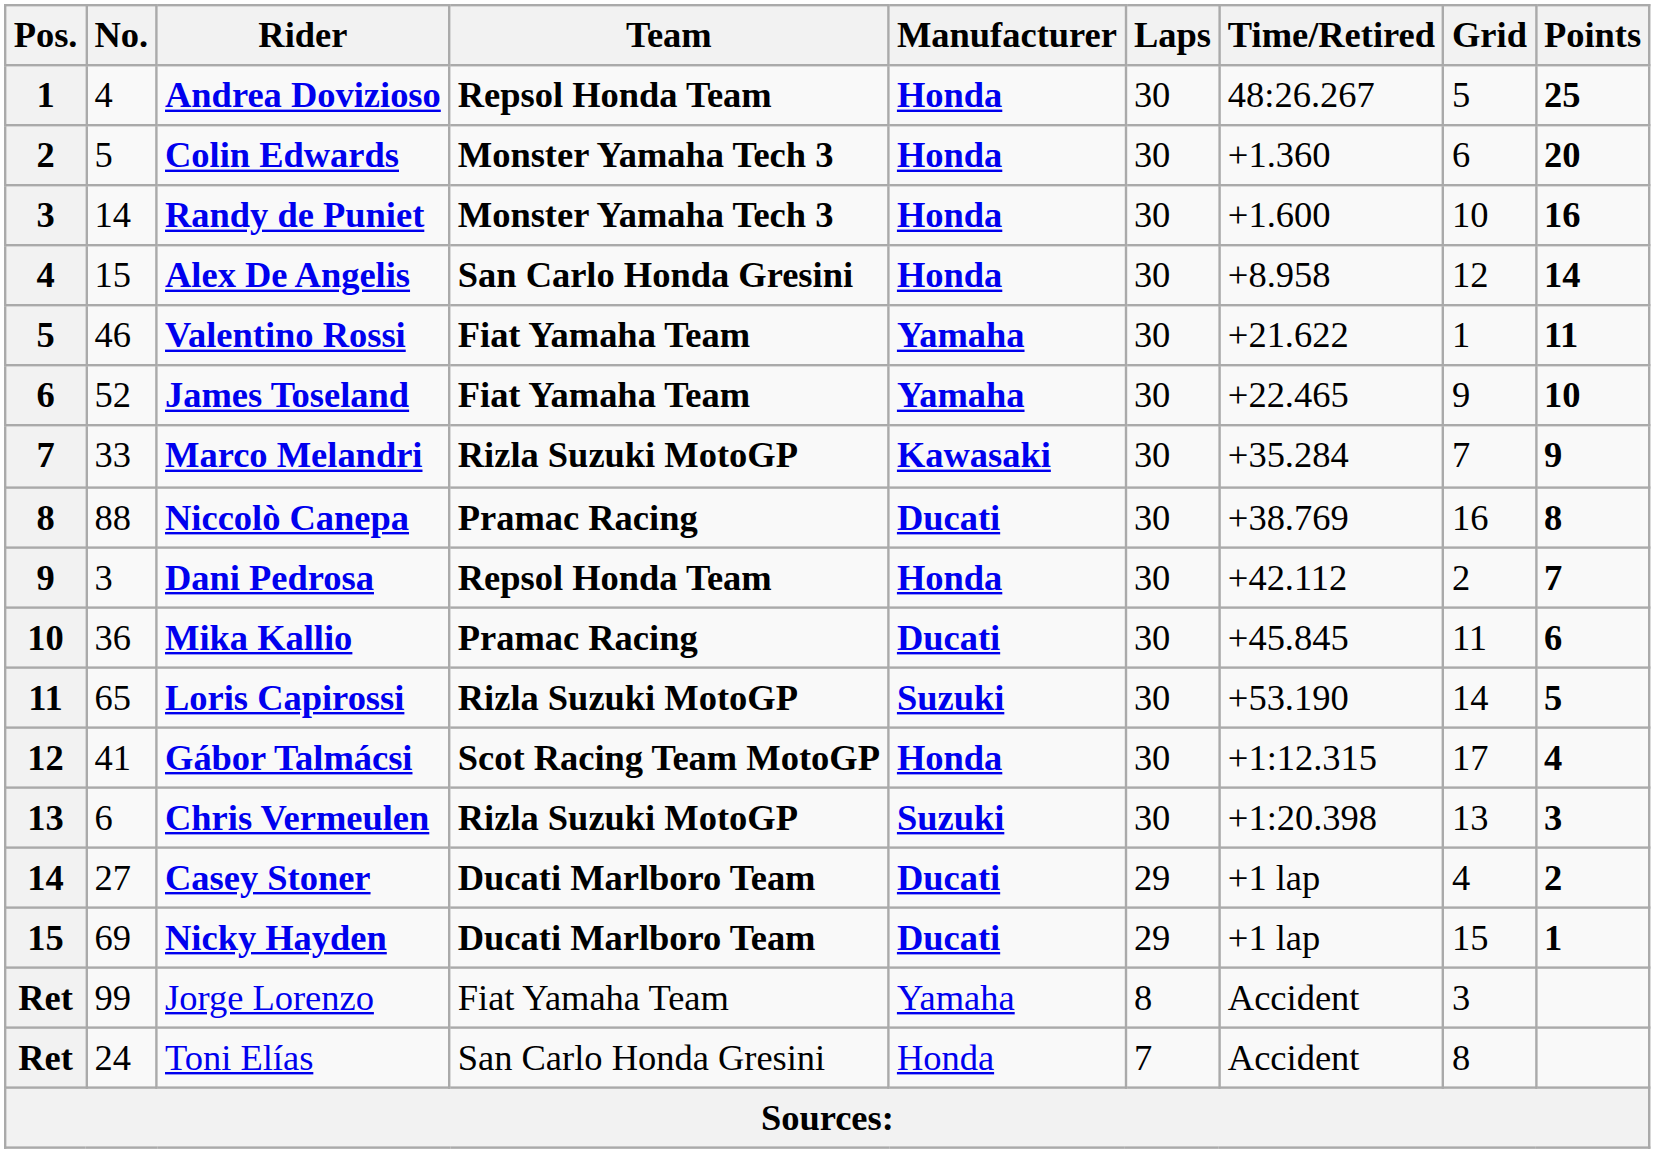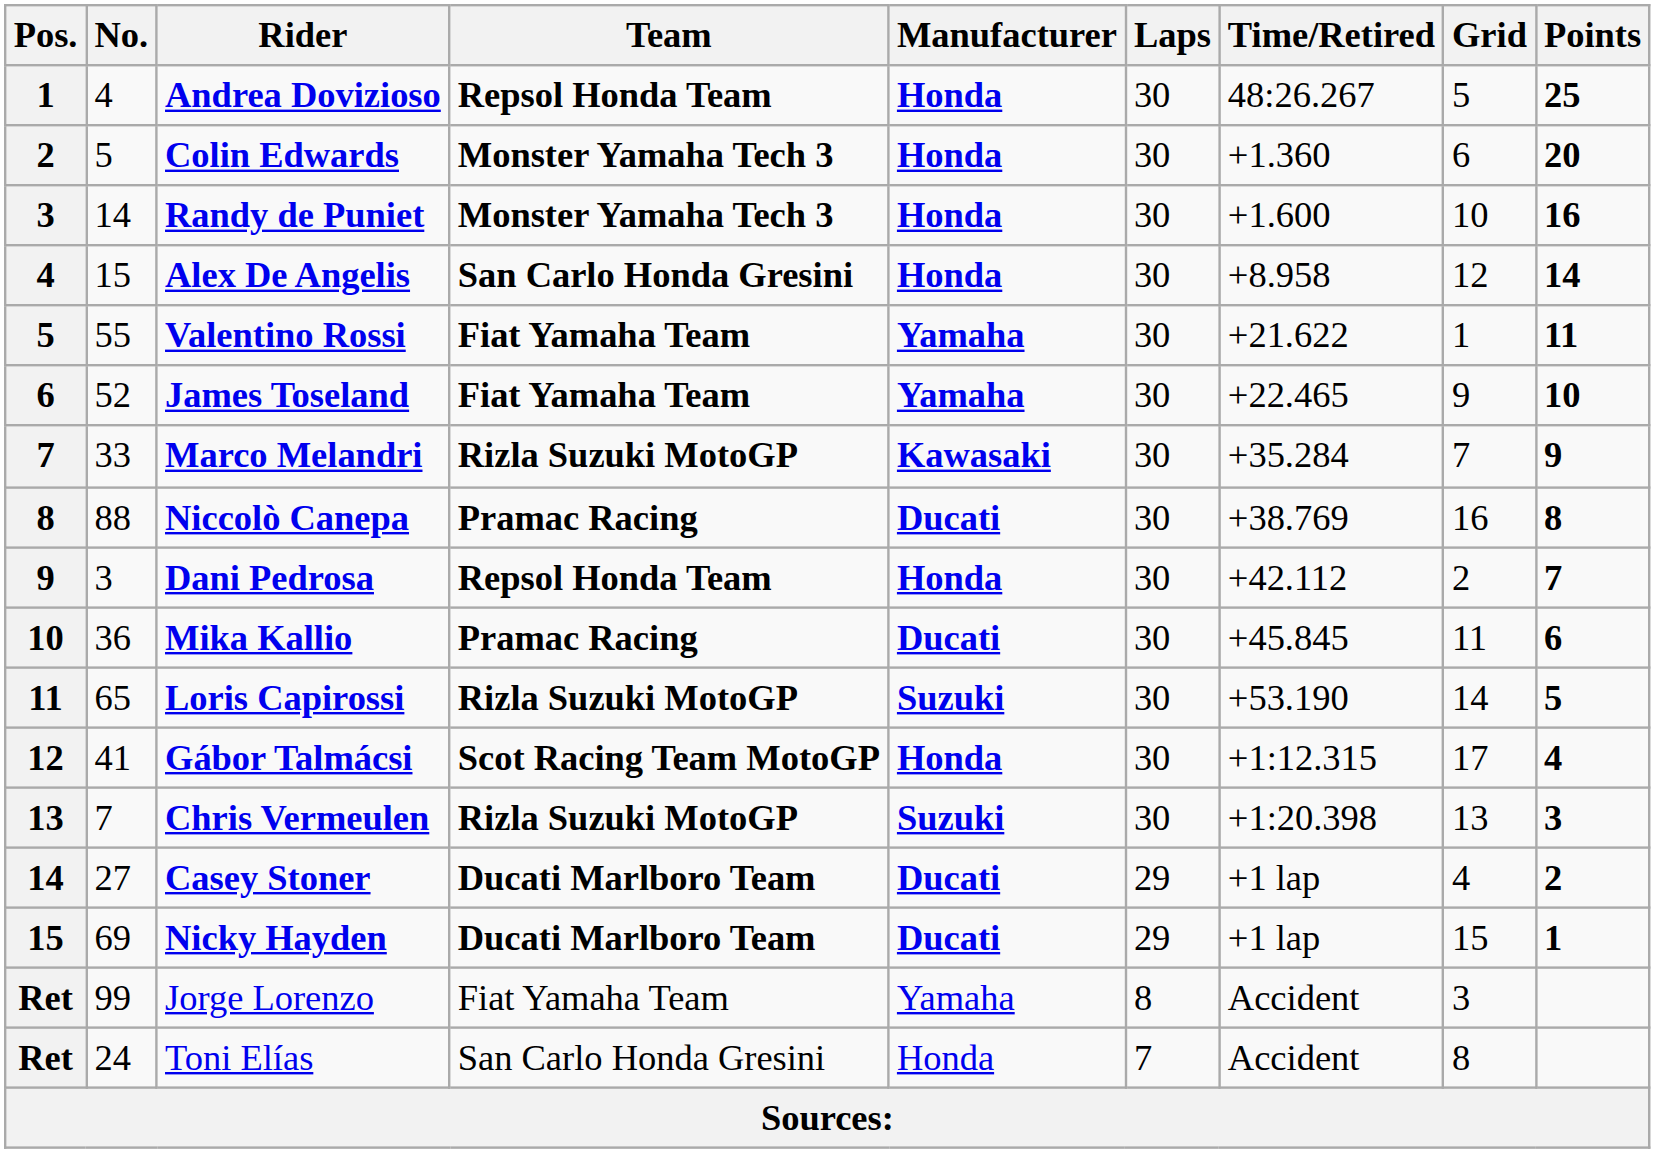(113, 335) 46 -> (113, 335) 55
(104, 816) 6 -> (104, 816) 7
